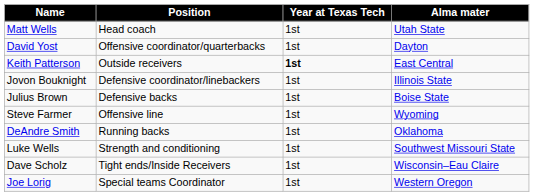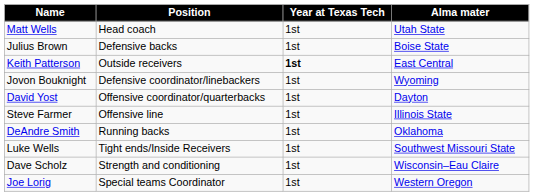rows swapped: (32, 47) <-> (37, 98)
(423, 81) Illinois State -> (416, 81) Wyoming
(416, 115) Wyoming -> (423, 115) Illinois State
(159, 149) Strength and conditioning -> (164, 149) Tight ends/Inside Receivers
(164, 166) Tight ends/Inside Receivers -> (159, 166) Strength and conditioning
